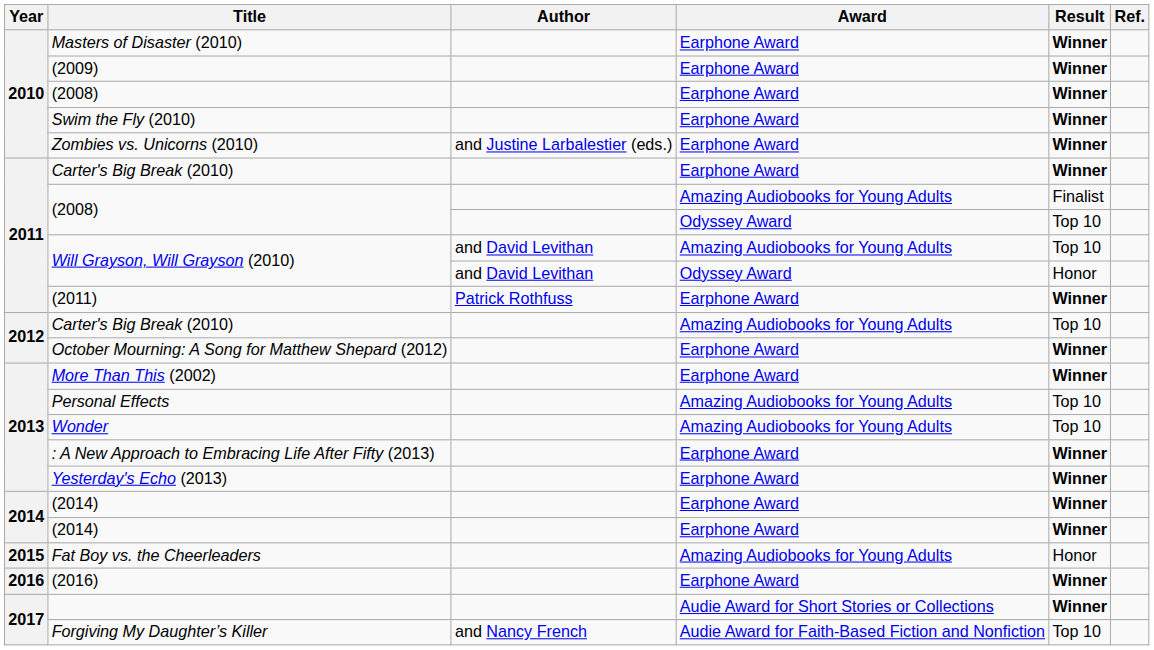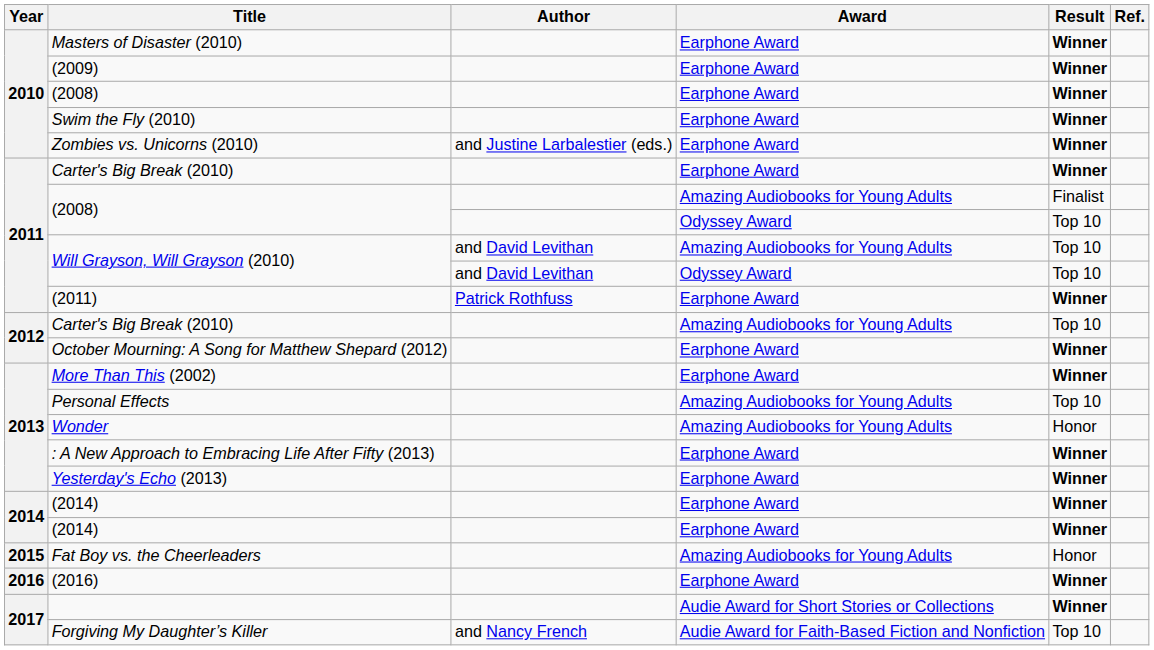(1075, 273) Honor -> (1077, 273) Top 10
(1077, 427) Top 10 -> (1075, 427) Honor
